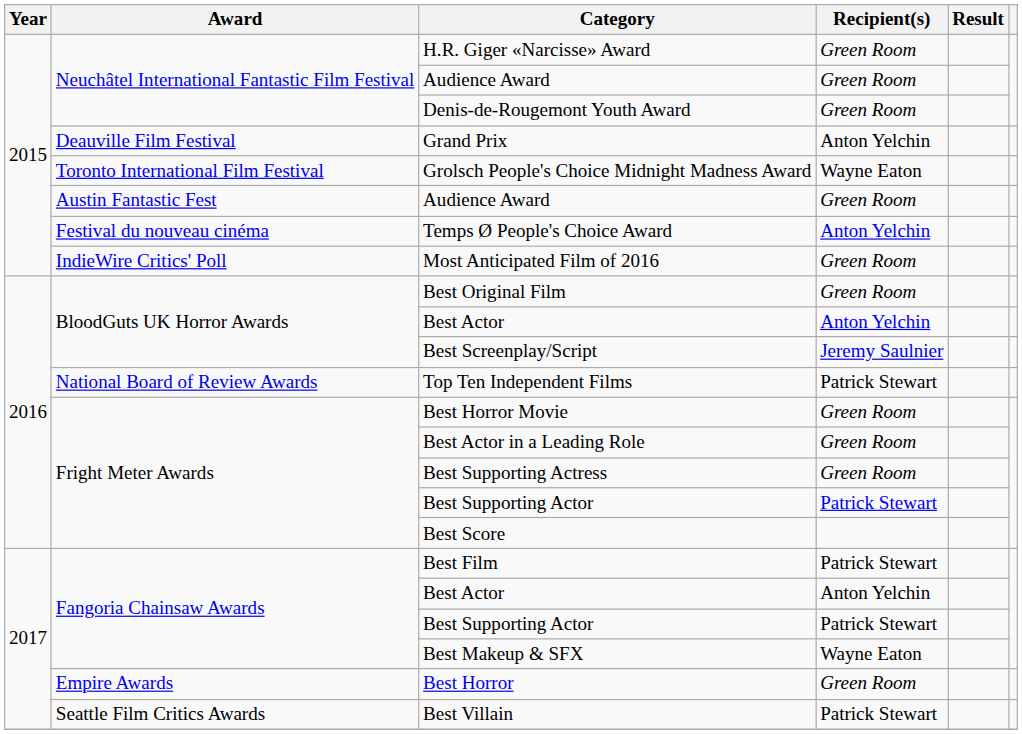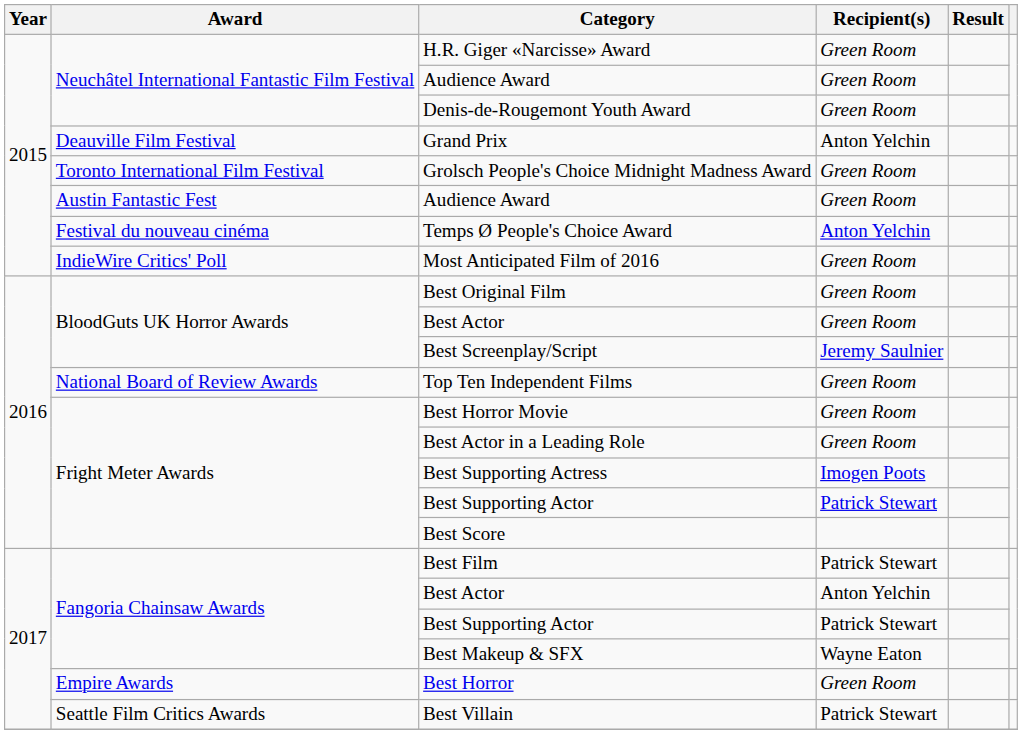(871, 170) Wayne Eaton -> (868, 170) Green Room
(875, 321) Anton Yelchin -> (868, 321) Green Room
(879, 381) Patrick Stewart -> (868, 381) Green Room
(868, 472) Green Room -> (873, 472) Imogen Poots
